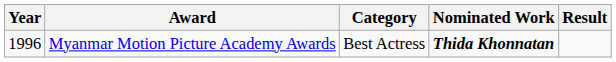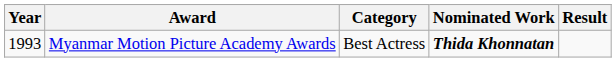(25, 43) 1996 -> (25, 43) 1993
